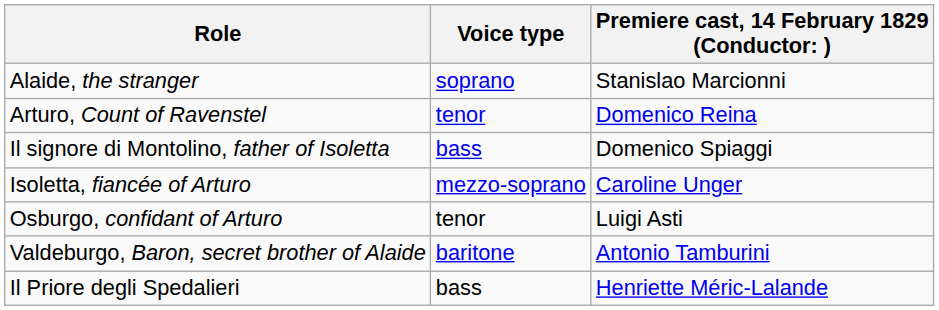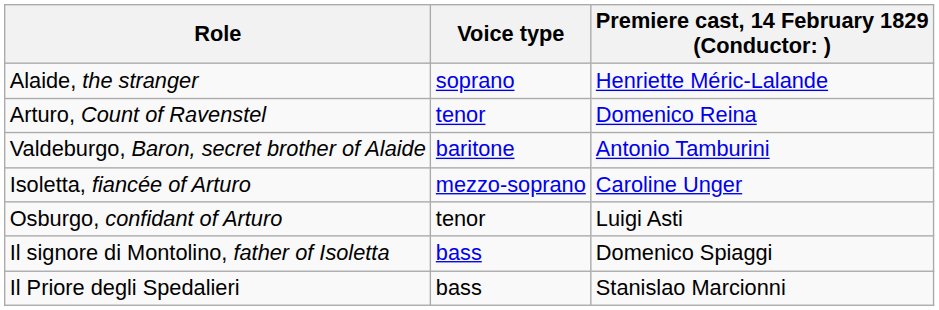(691, 80) Stanislao Marcionni -> (712, 80) Henriette Méric-Lalande
rows swapped: (218, 253) <-> (200, 149)
(712, 287) Henriette Méric-Lalande -> (691, 287) Stanislao Marcionni
